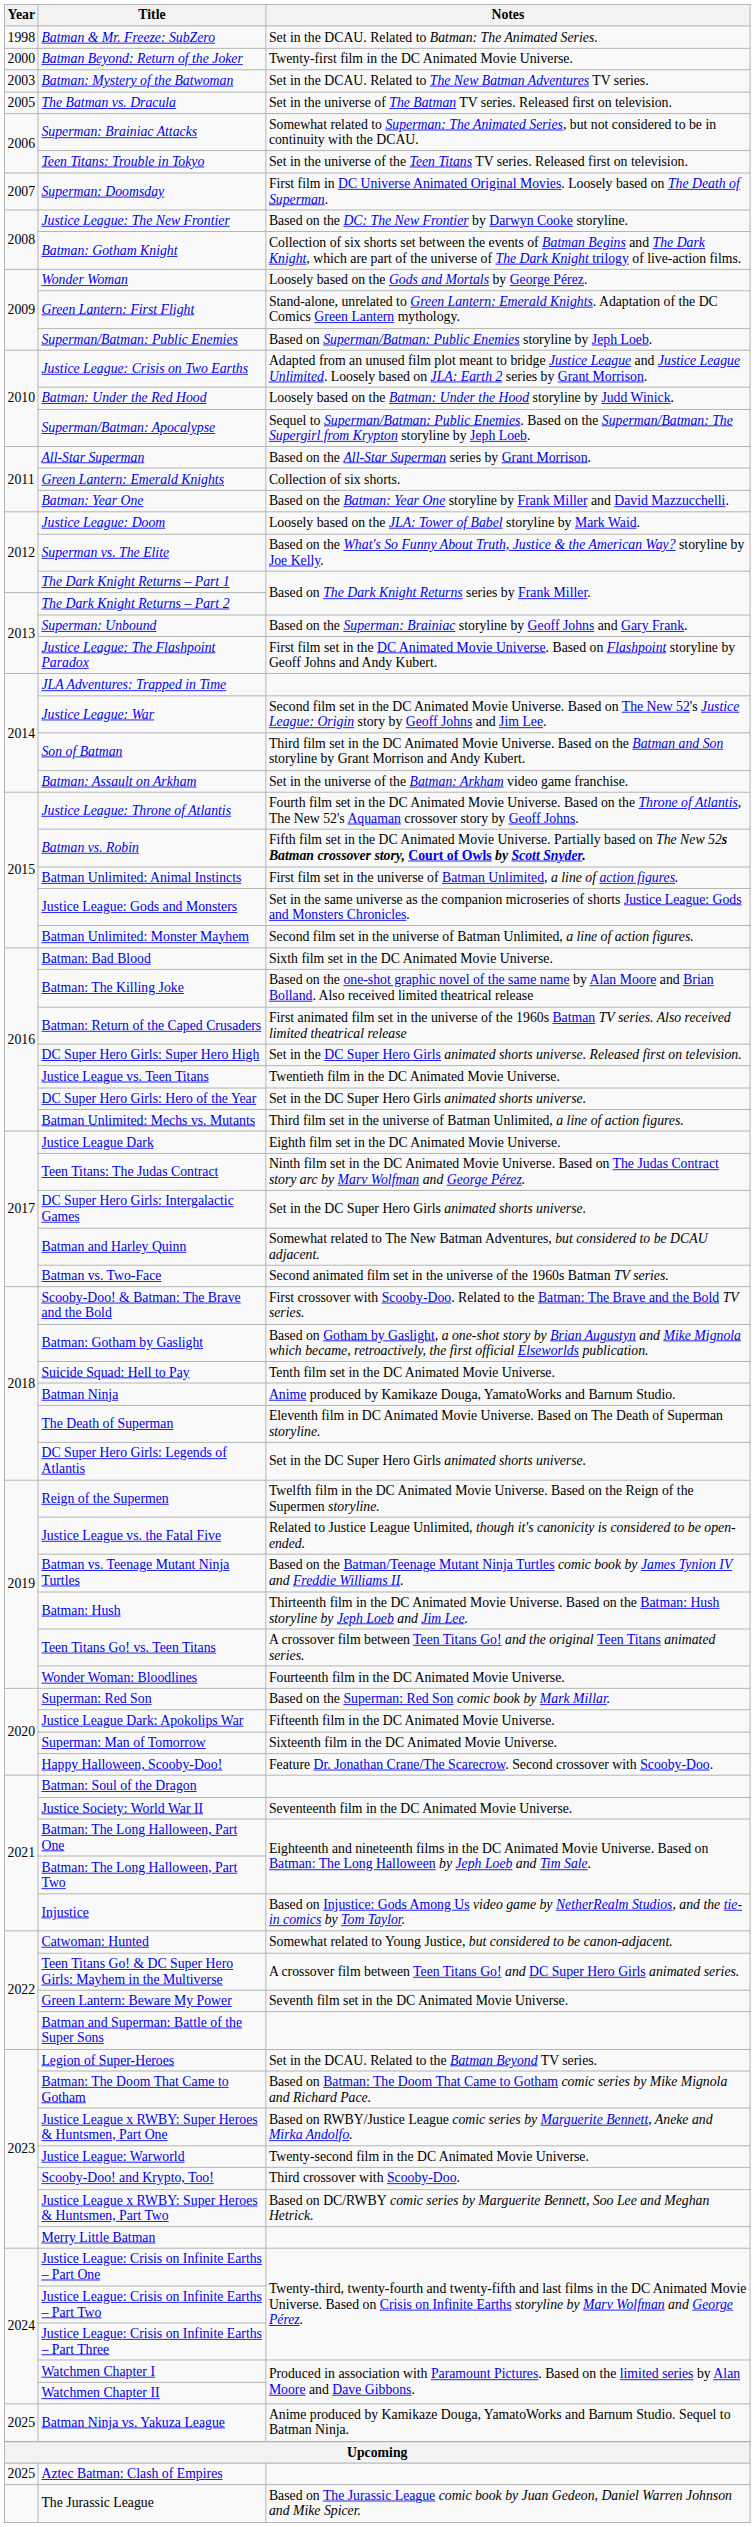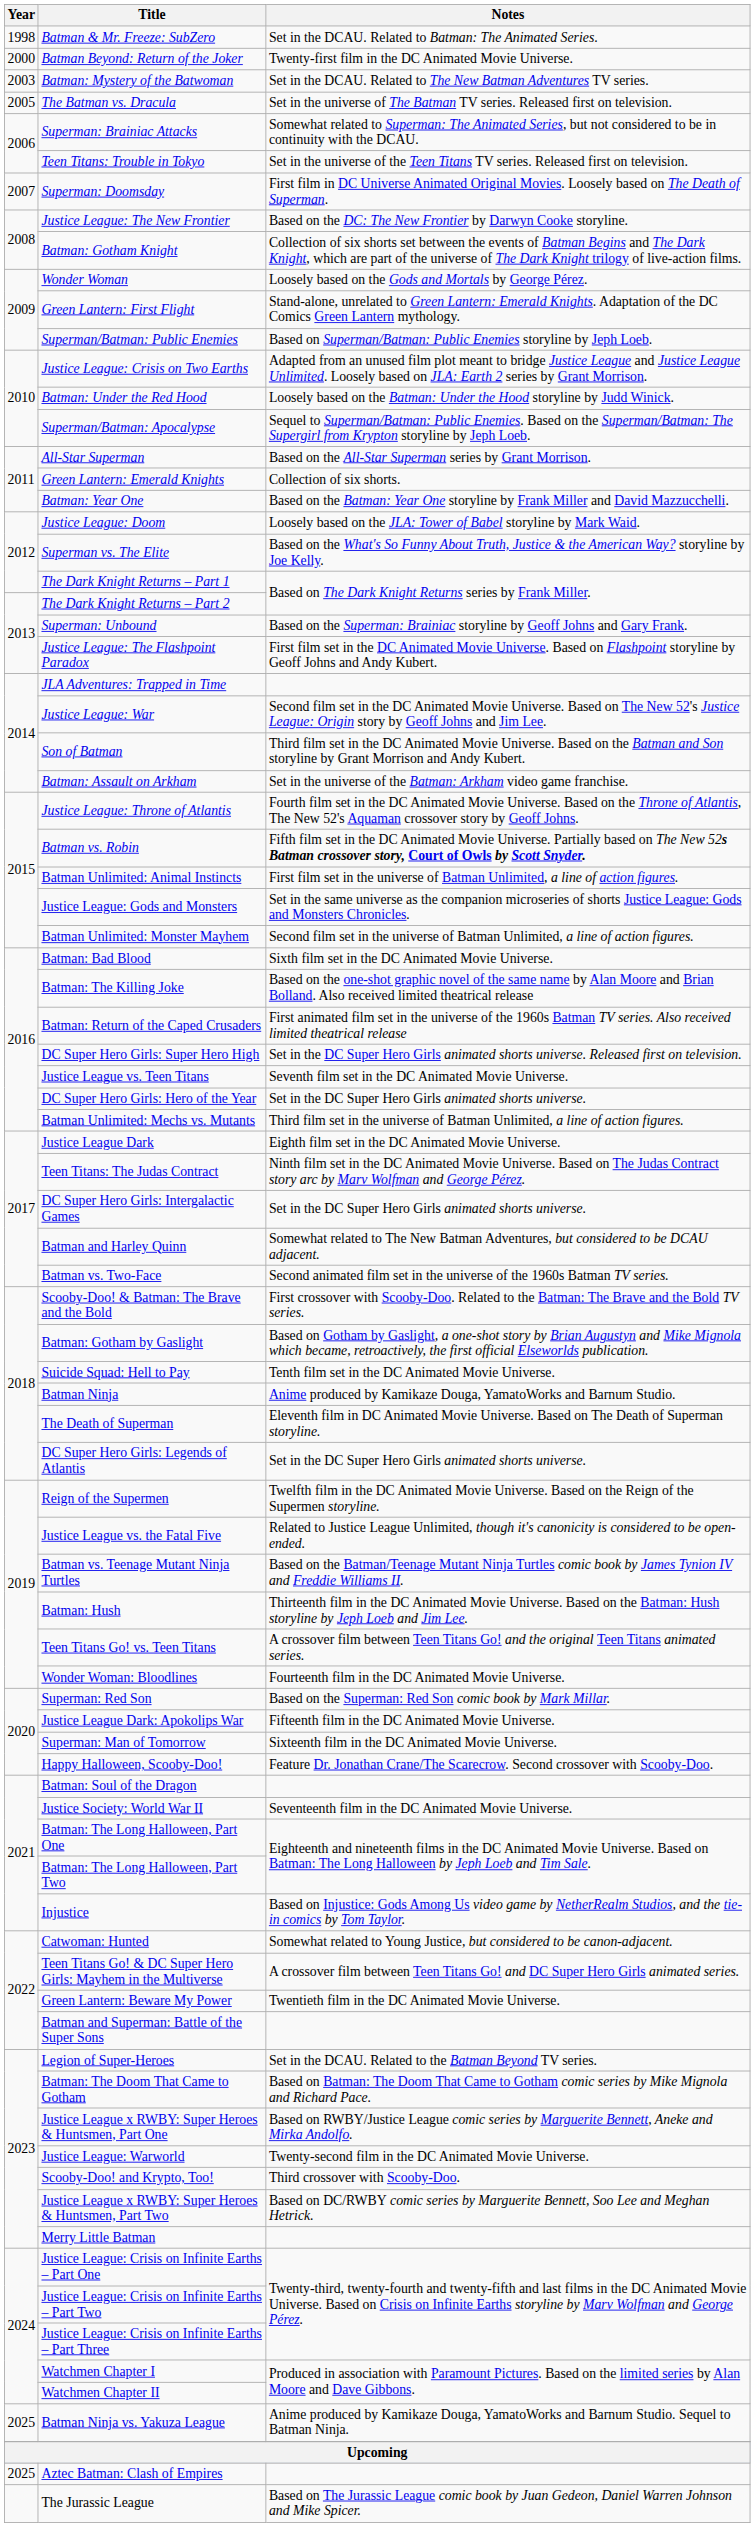(414, 1076) Twentieth film in the DC Animated Movie Universe. -> (418, 1076) Seventh film set in the DC Animated Movie Universe.
(418, 2001) Seventh film set in the DC Animated Movie Universe. -> (414, 2001) Twentieth film in the DC Animated Movie Universe.
